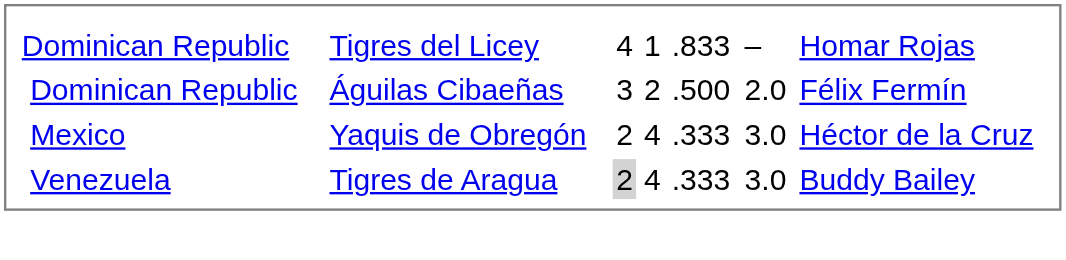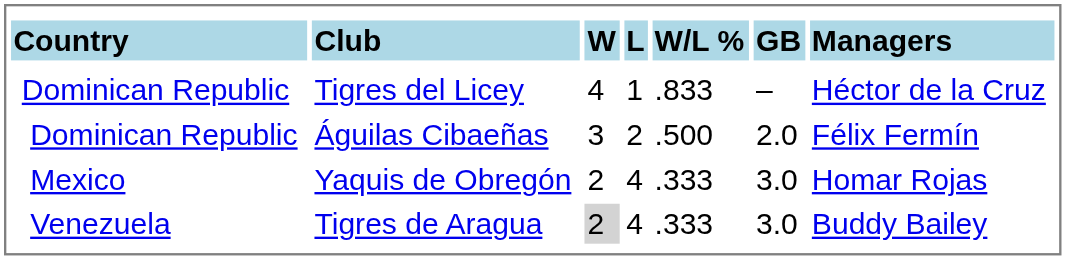+ row: (348, 40)
(887, 45) Homar Rojas -> (929, 90) Héctor de la Cruz
(916, 134) Héctor de la Cruz -> (900, 179) Homar Rojas
